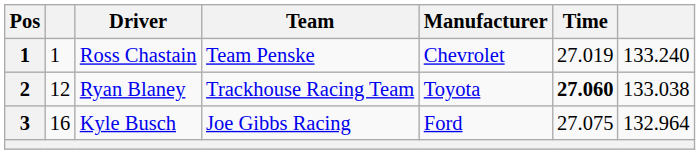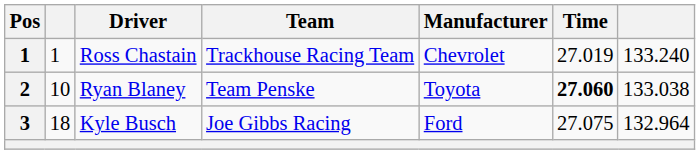(260, 55) Team Penske -> (310, 55) Trackhouse Racing Team
(60, 89) 12 -> (60, 89) 10
(310, 89) Trackhouse Racing Team -> (260, 89) Team Penske
(60, 123) 16 -> (60, 123) 18
